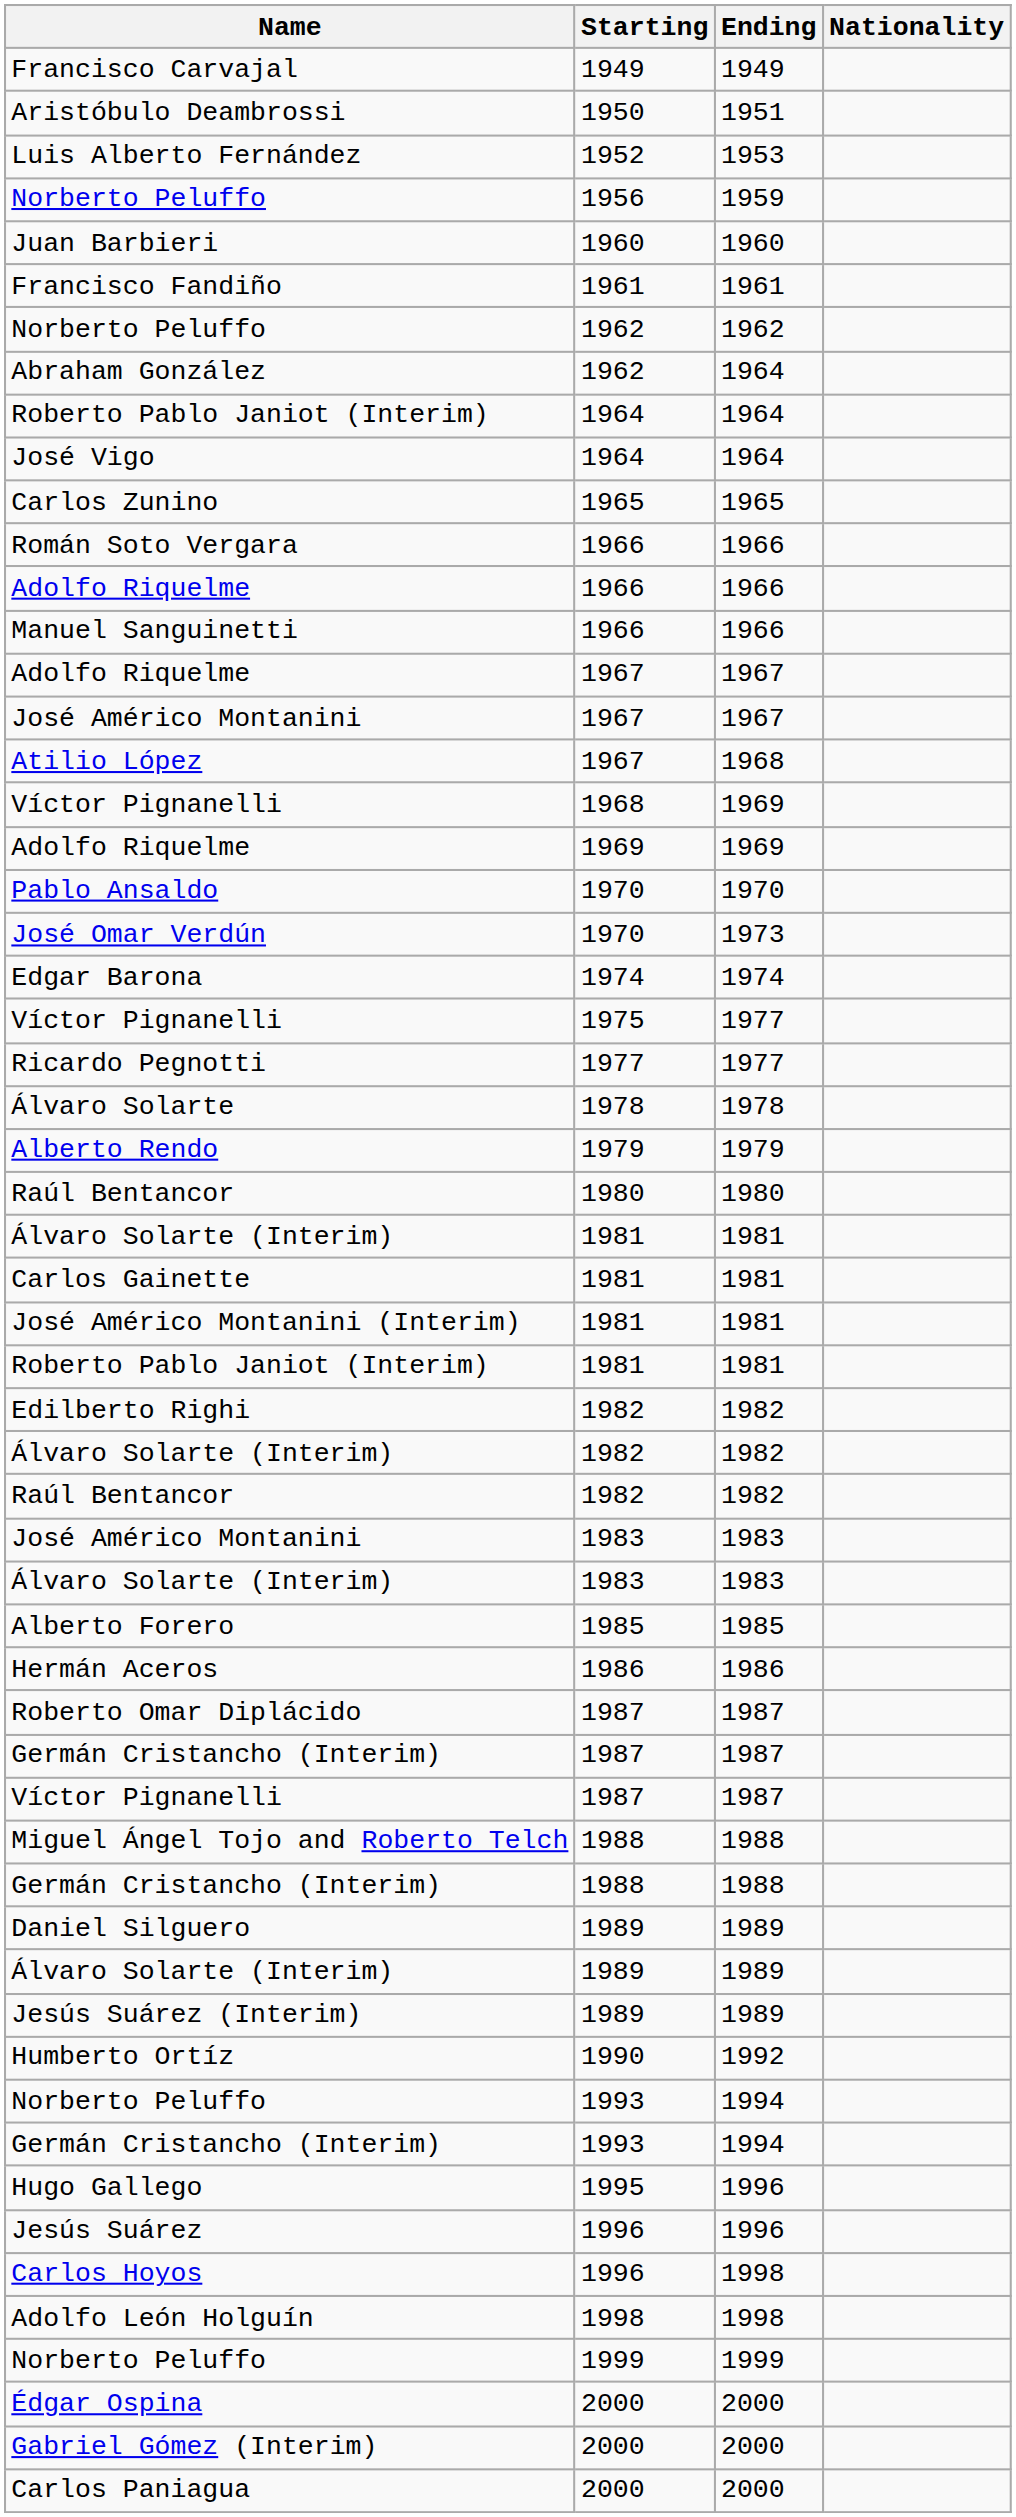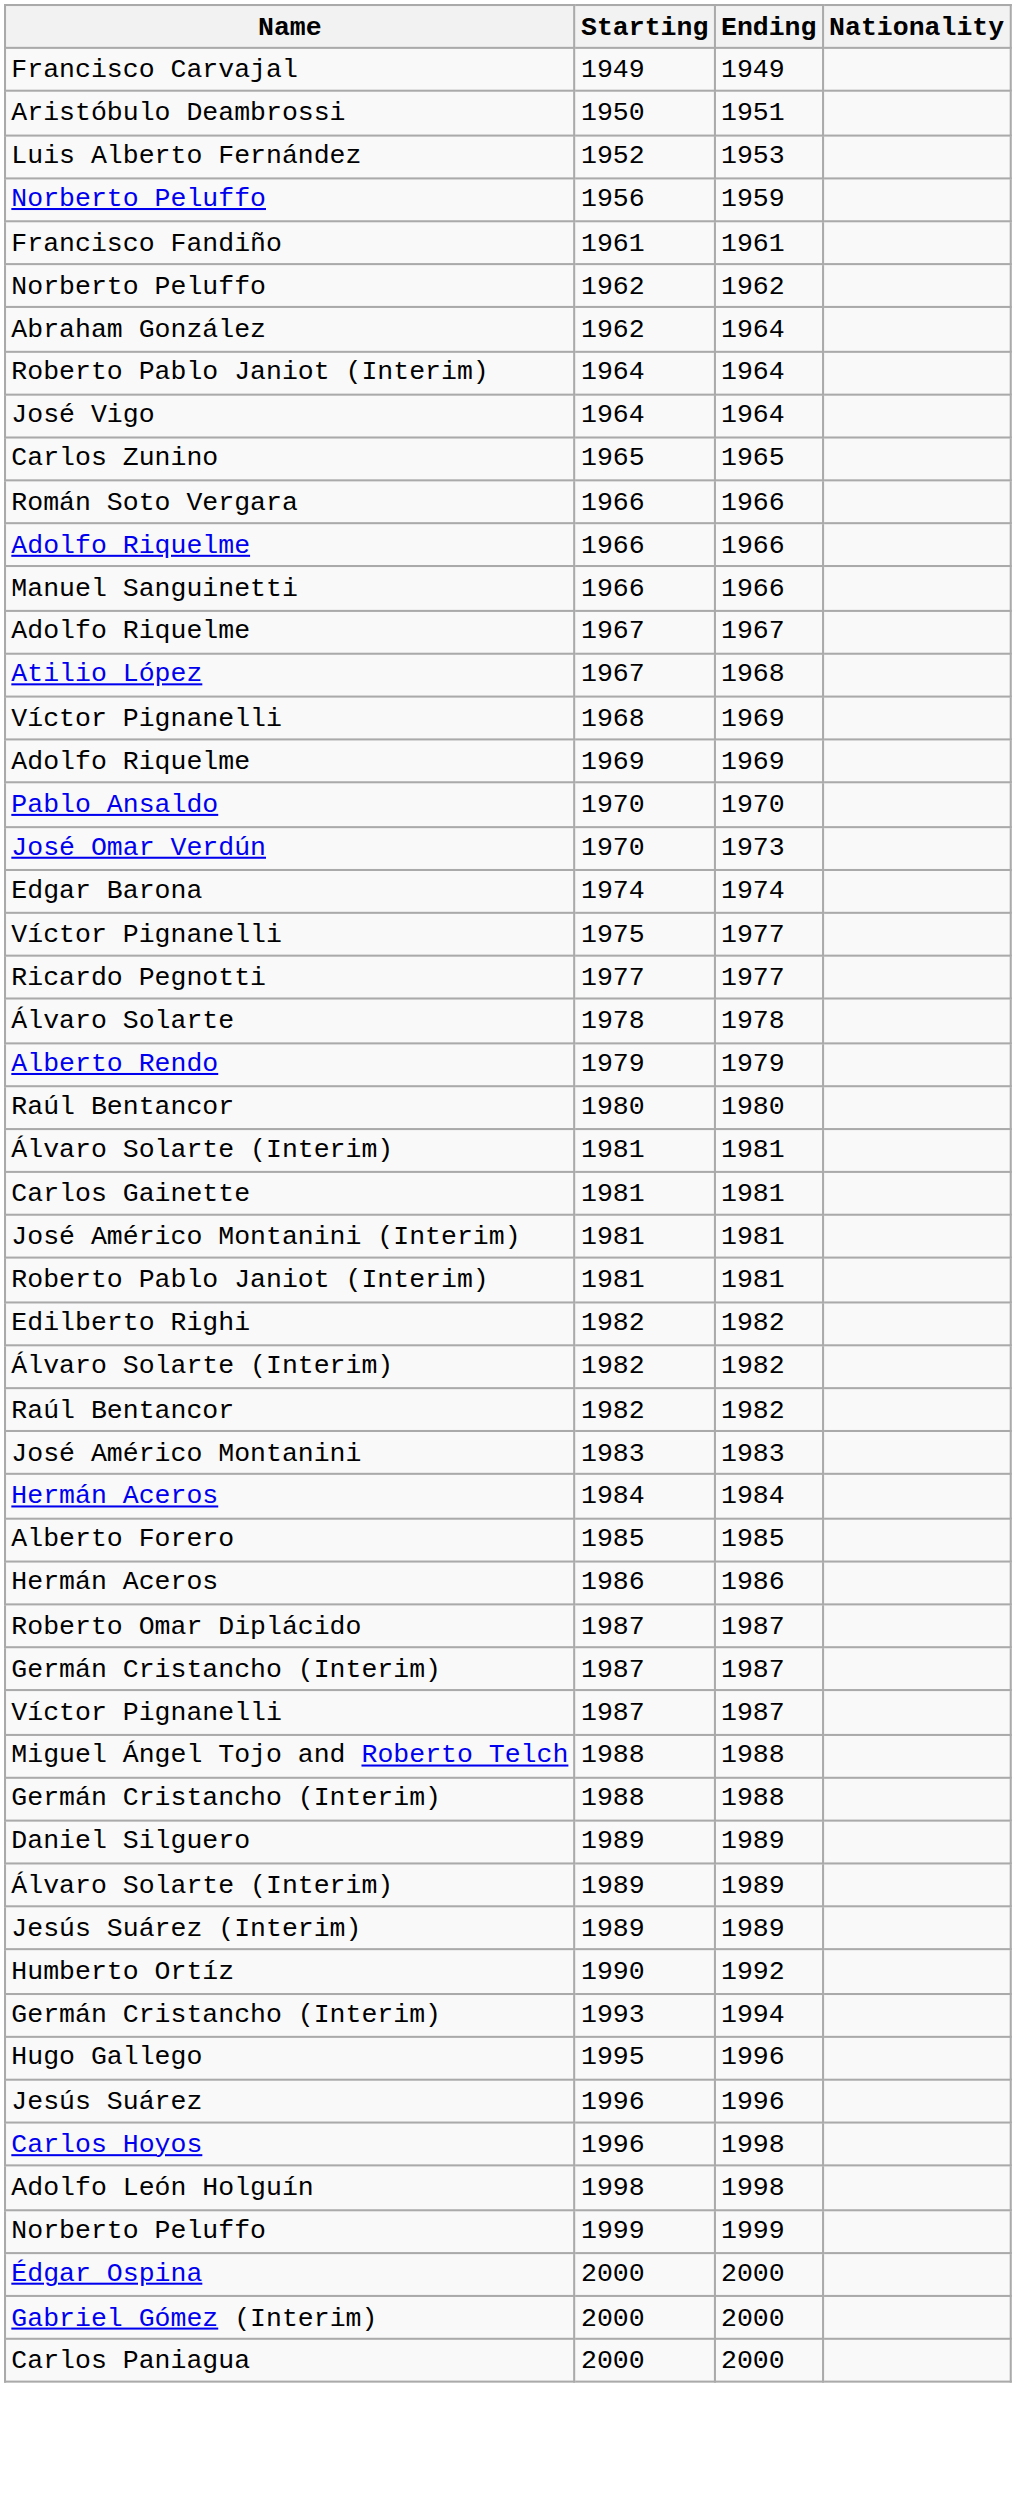- row: (115, 243)
- row: (186, 718)
- row: (202, 1583)
+ row: (115, 1496)
- row: (139, 2101)
